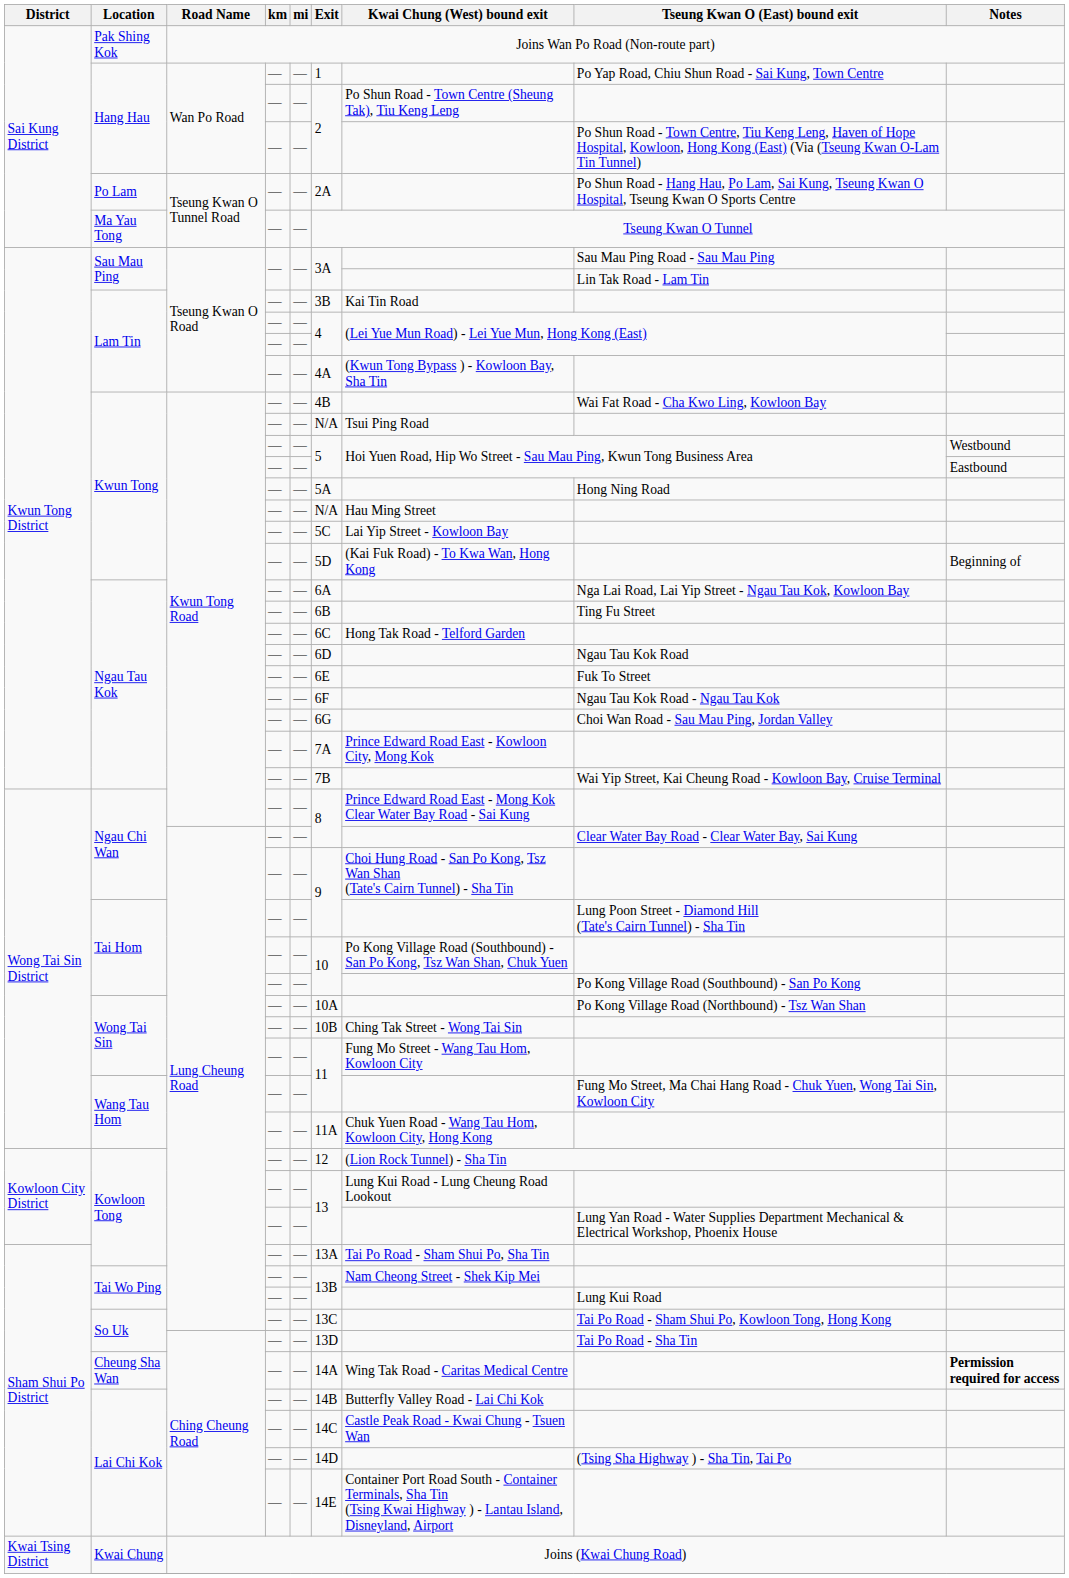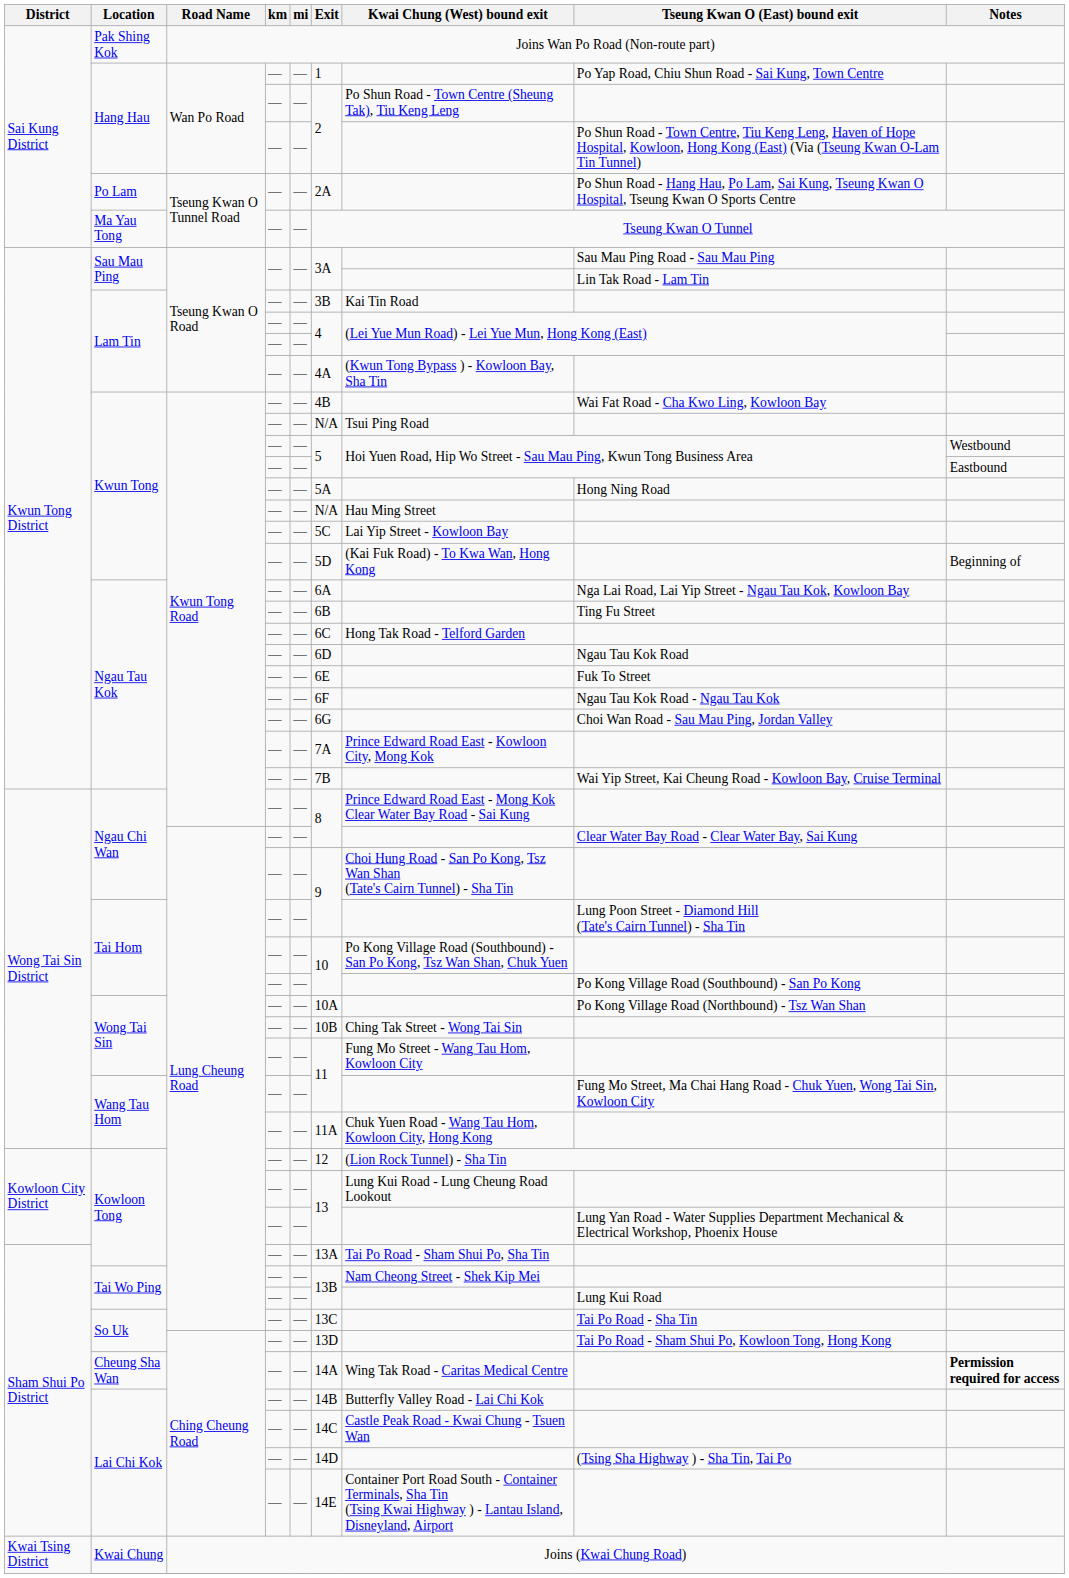(734, 1319) Tai Po Road - Sham Shui Po, Kowloon Tong, Hong Kong -> (637, 1319) Tai Po Road - Sha Tin
(637, 1341) Tai Po Road - Sha Tin -> (734, 1341) Tai Po Road - Sham Shui Po, Kowloon Tong, Hong Kong
